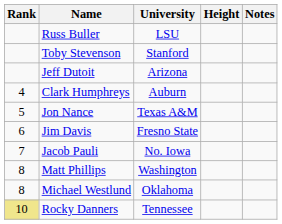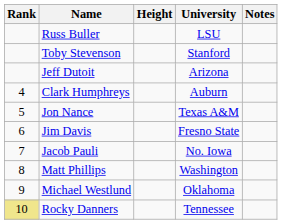columns swapped: (167, 14) <-> (222, 14)
(22, 190) 8 -> (22, 190) 9
